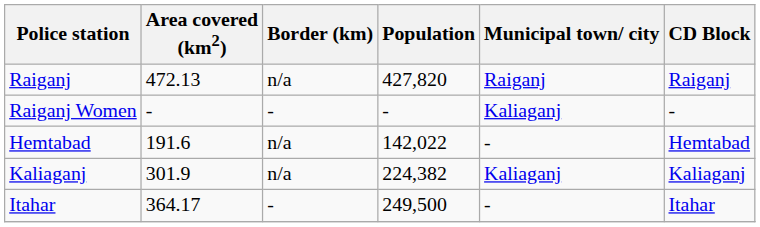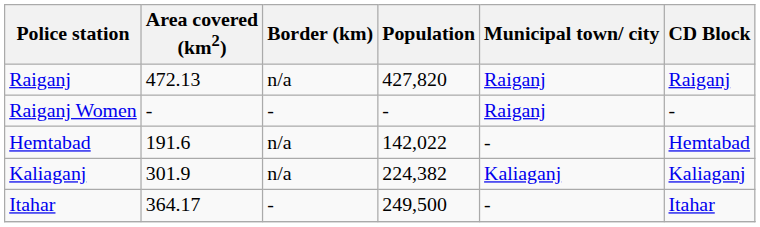(523, 110) Kaliaganj -> (515, 110) Raiganj
